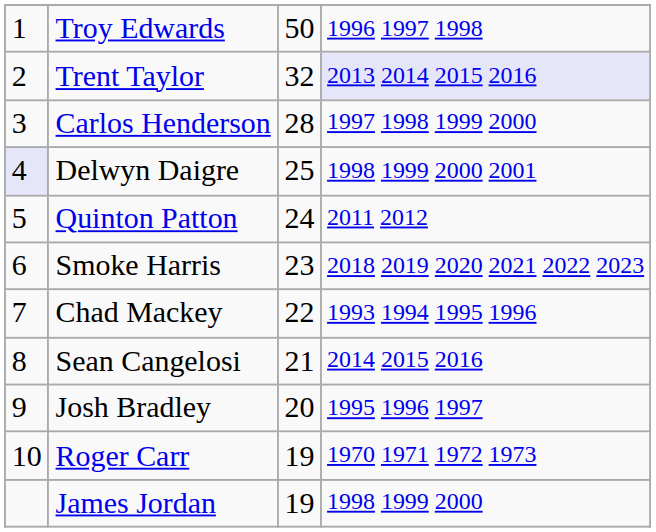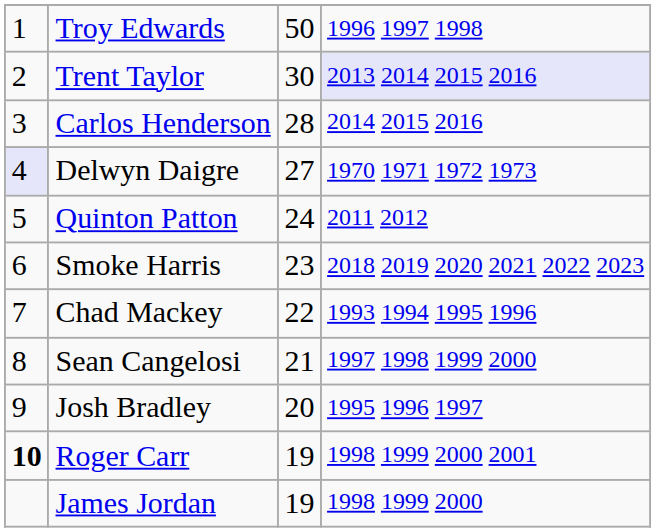(300, 75) 32 -> (300, 75) 30
(432, 123) 1997 1998 1999 2000 -> (405, 123) 2014 2015 2016
(300, 170) 25 -> (300, 170) 27
(432, 170) 1998 1999 2000 2001 -> (432, 170) 1970 1971 1972 1973
(405, 360) 2014 2015 2016 -> (432, 360) 1997 1998 1999 2000
(27, 455) normal -> (27, 455) bold
(432, 455) 1970 1971 1972 1973 -> (432, 455) 1998 1999 2000 2001
